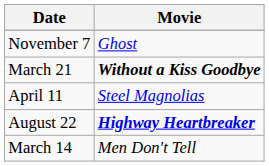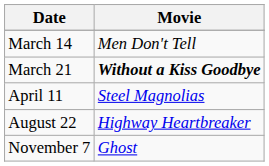rows swapped: (40, 148) <-> (49, 43)
(176, 122) bold -> (174, 122) normal
